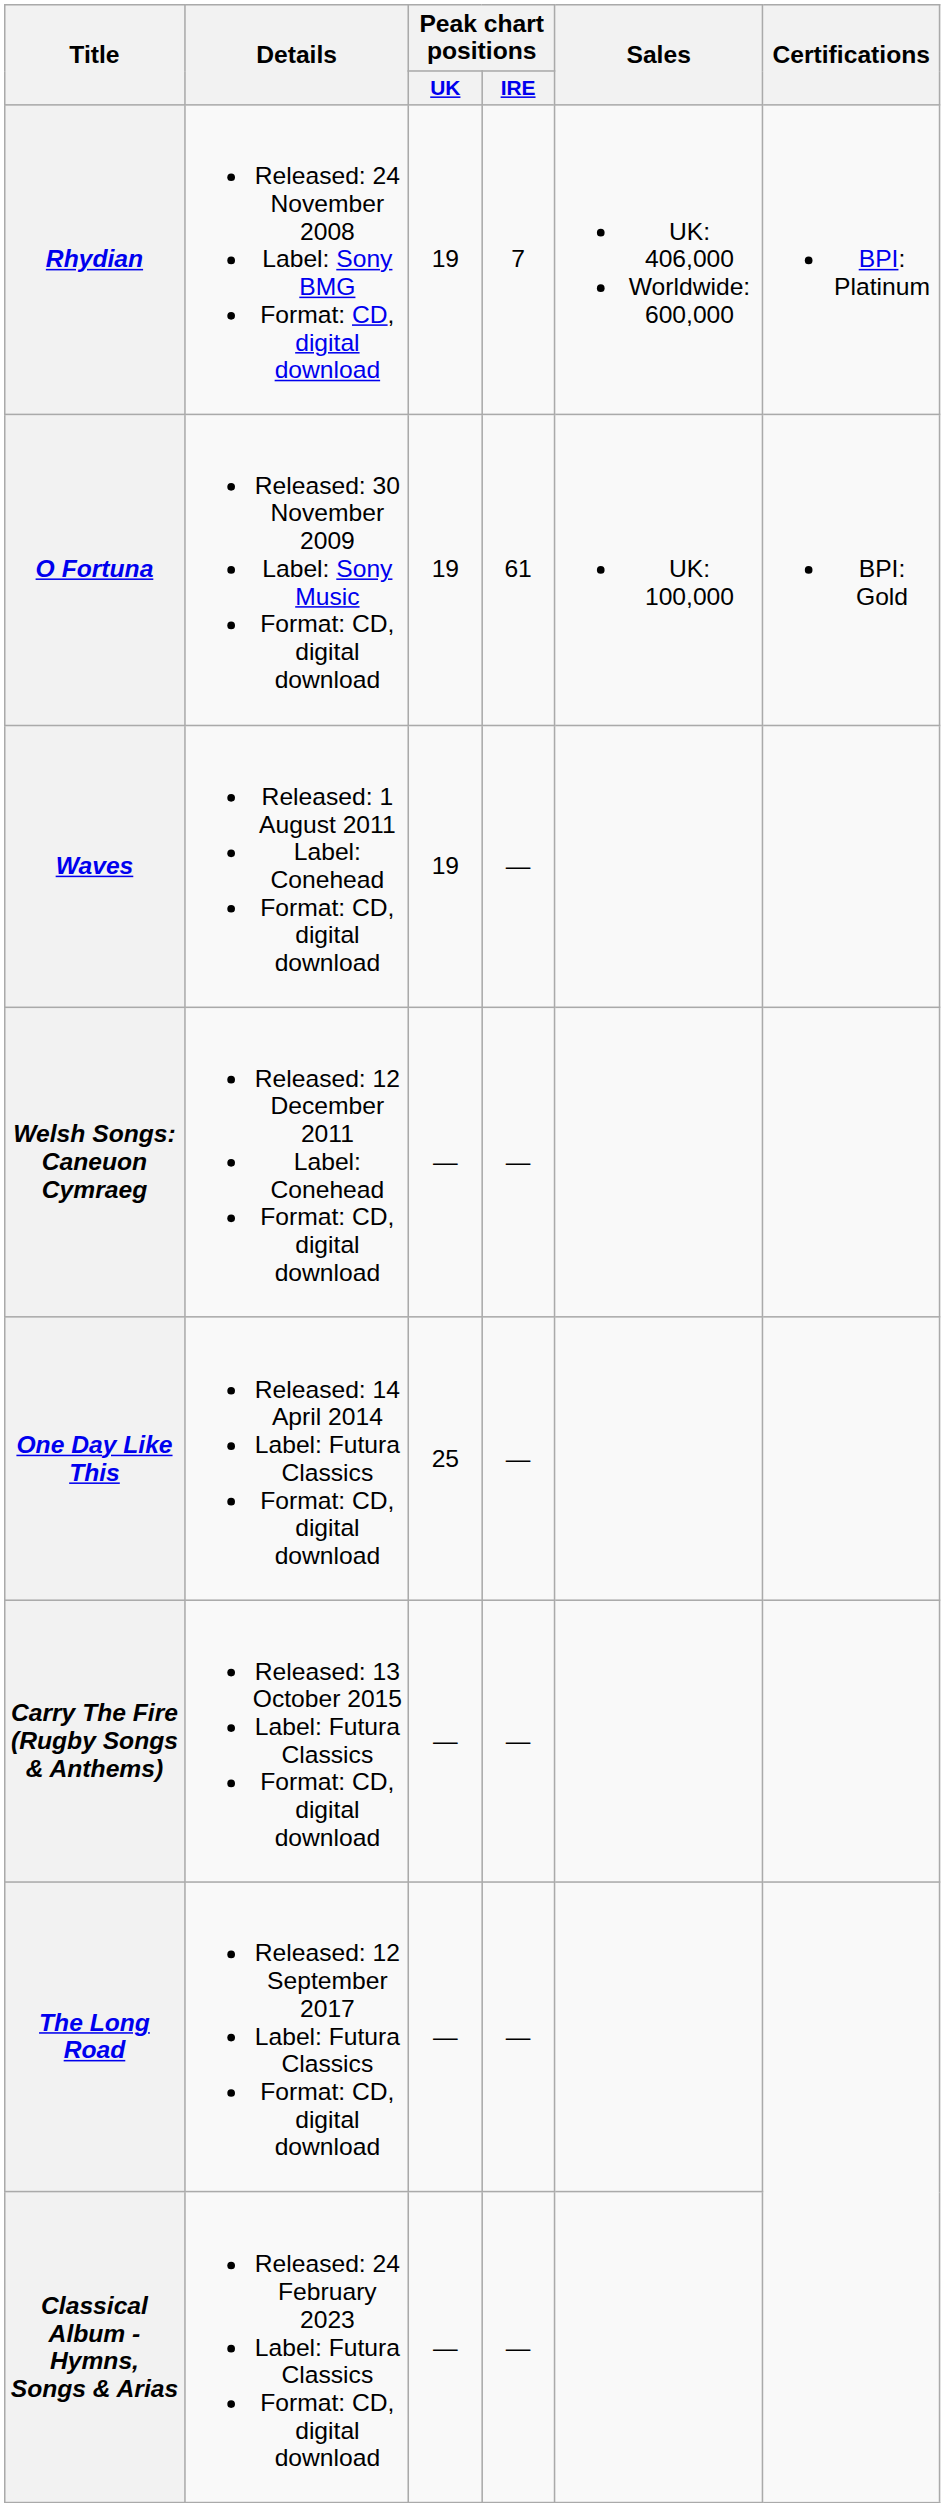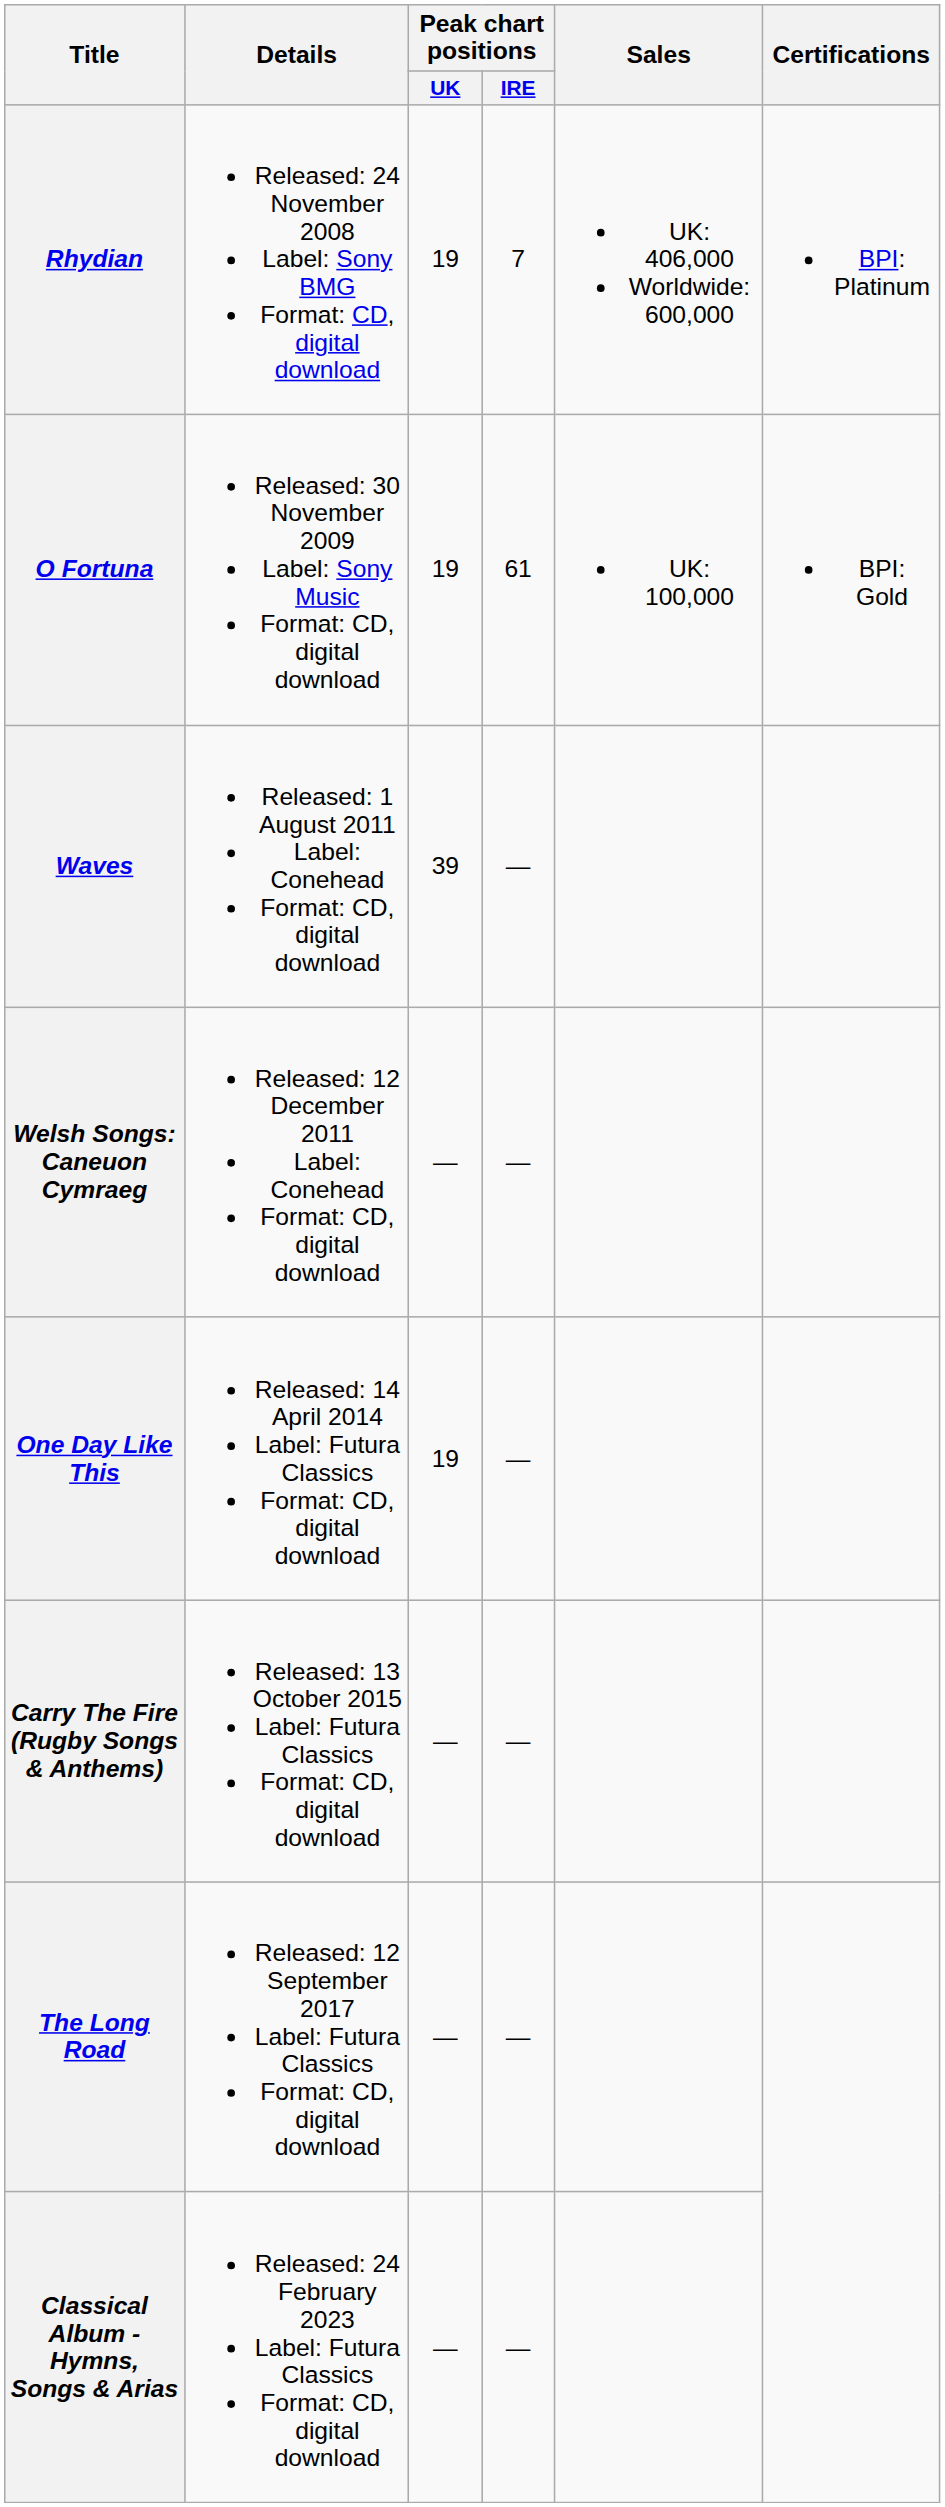(445, 865) 19 -> (445, 865) 39
(445, 1458) 25 -> (445, 1458) 19
